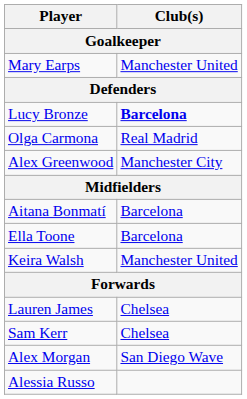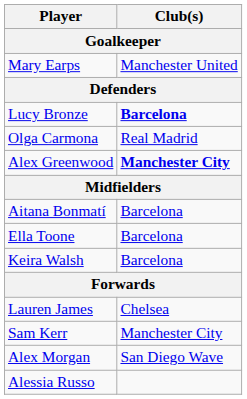(171, 162) normal -> (175, 162) bold
(179, 260) Manchester United -> (152, 260) Barcelona
(145, 333) Chelsea -> (171, 333) Manchester City
